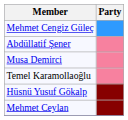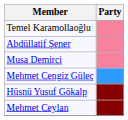rows swapped: (50, 28) <-> (49, 76)
